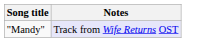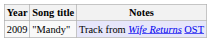+ column: (17, 12)
